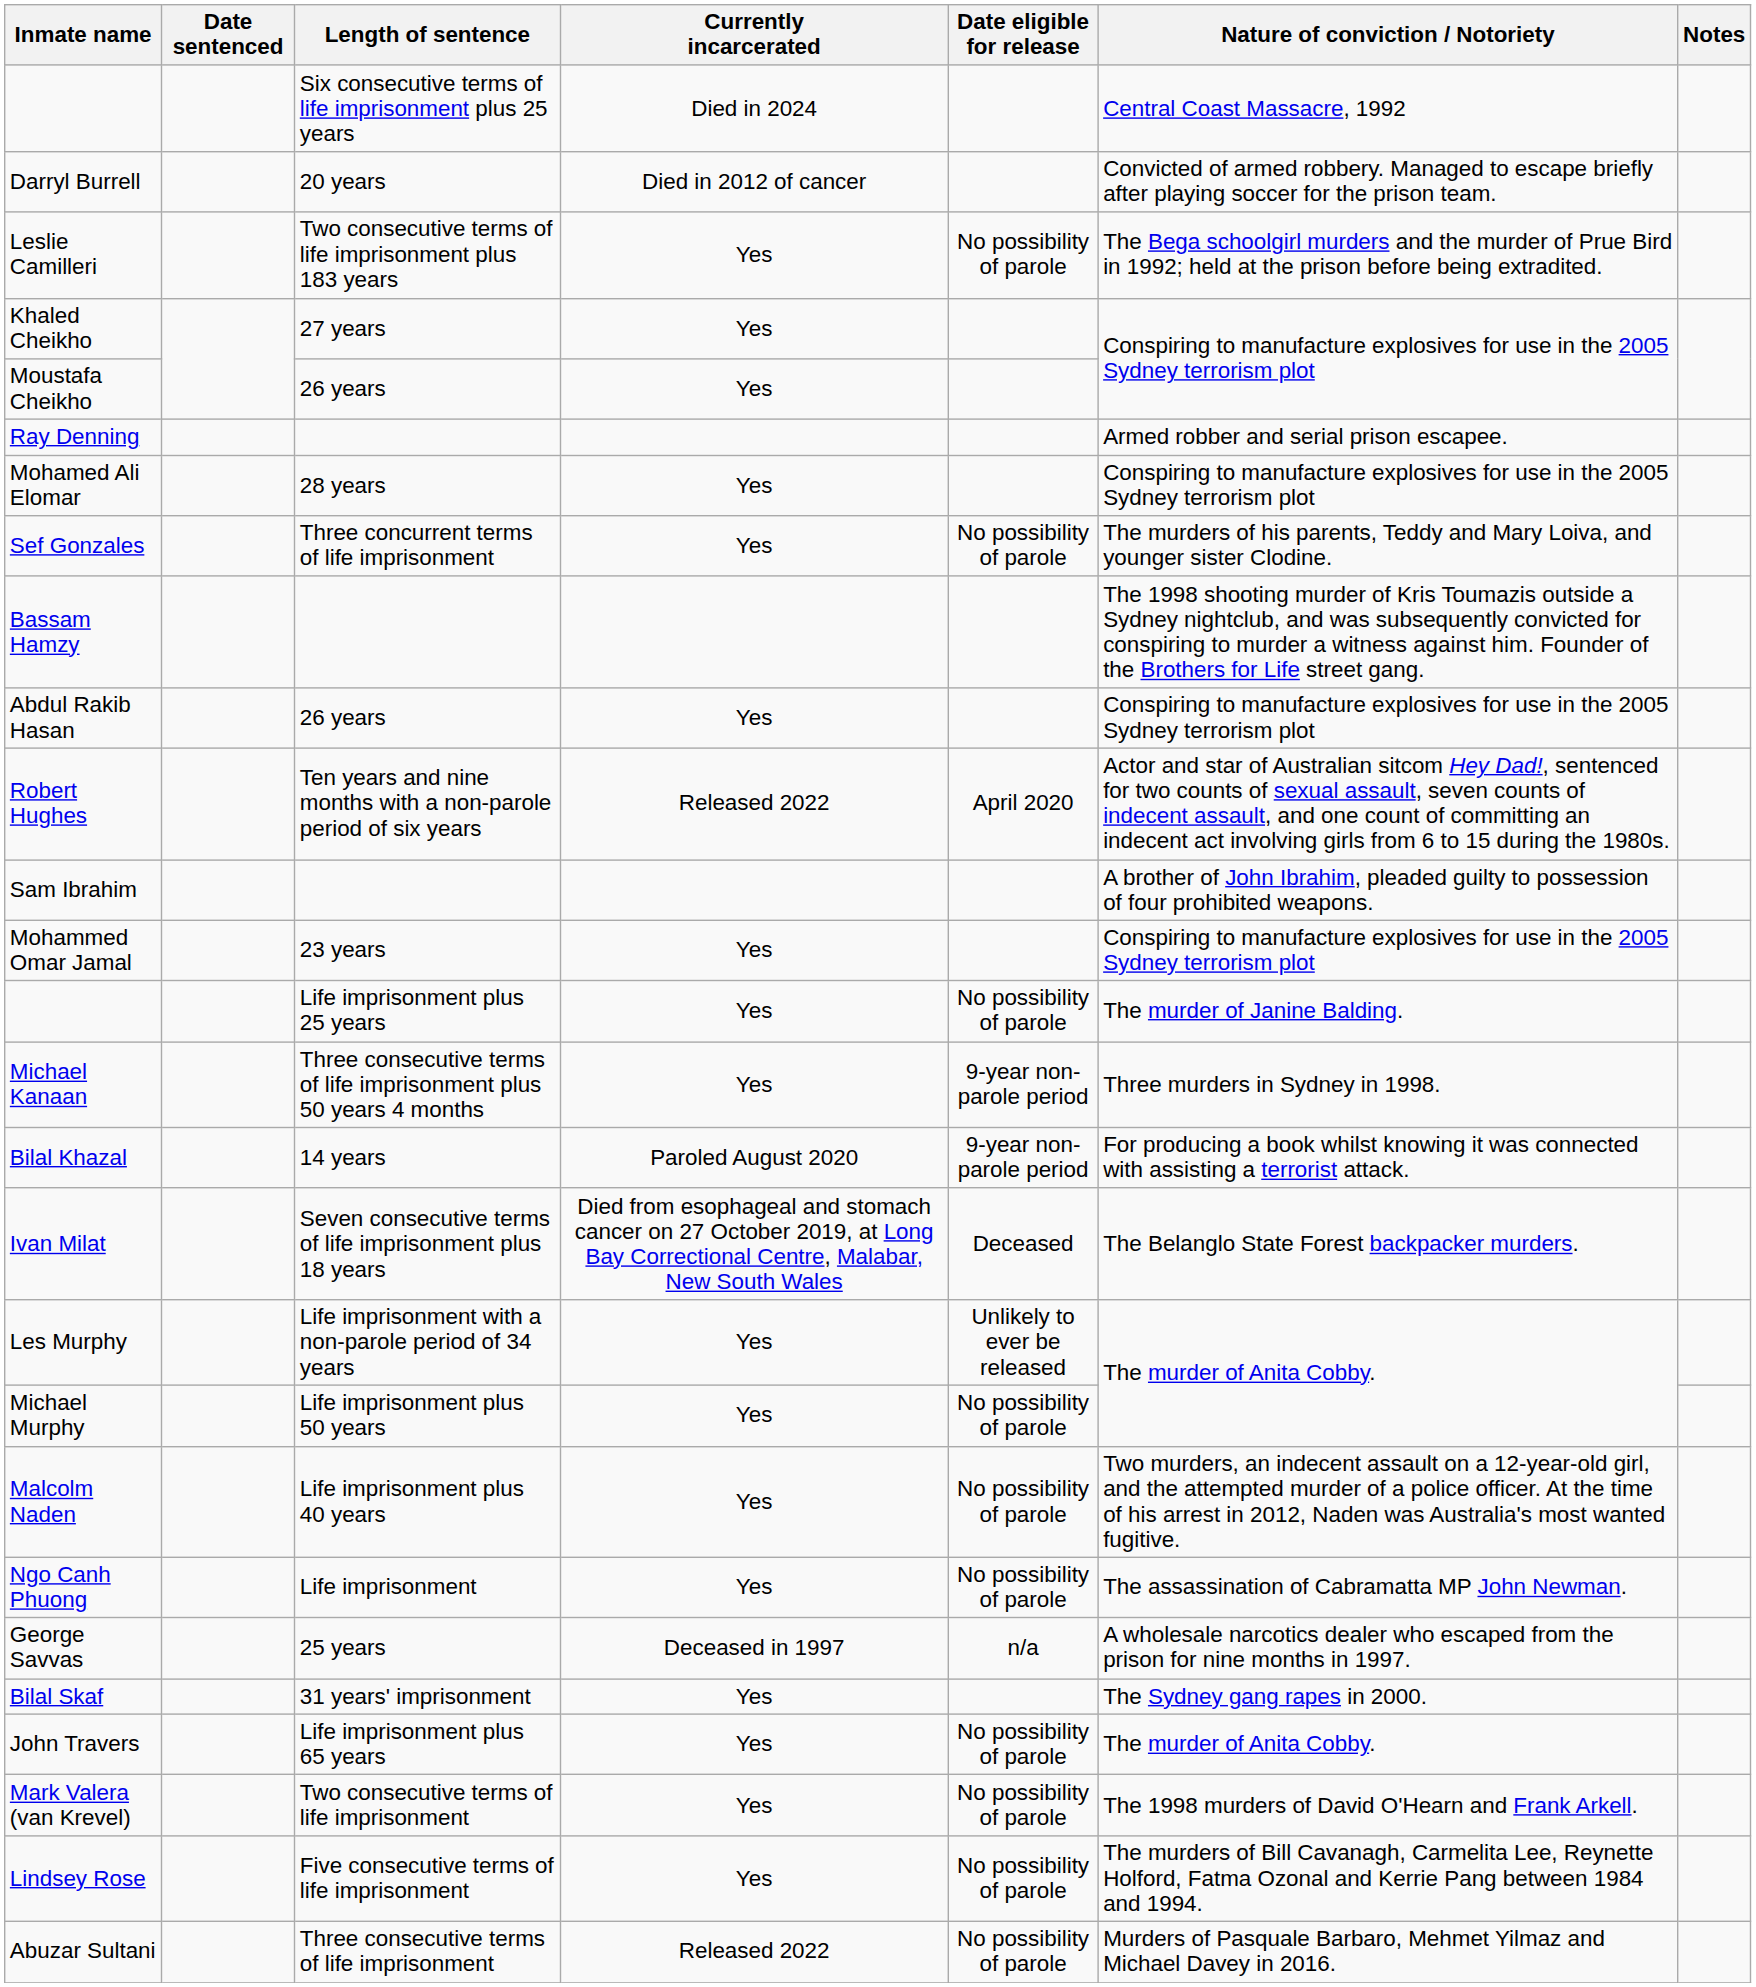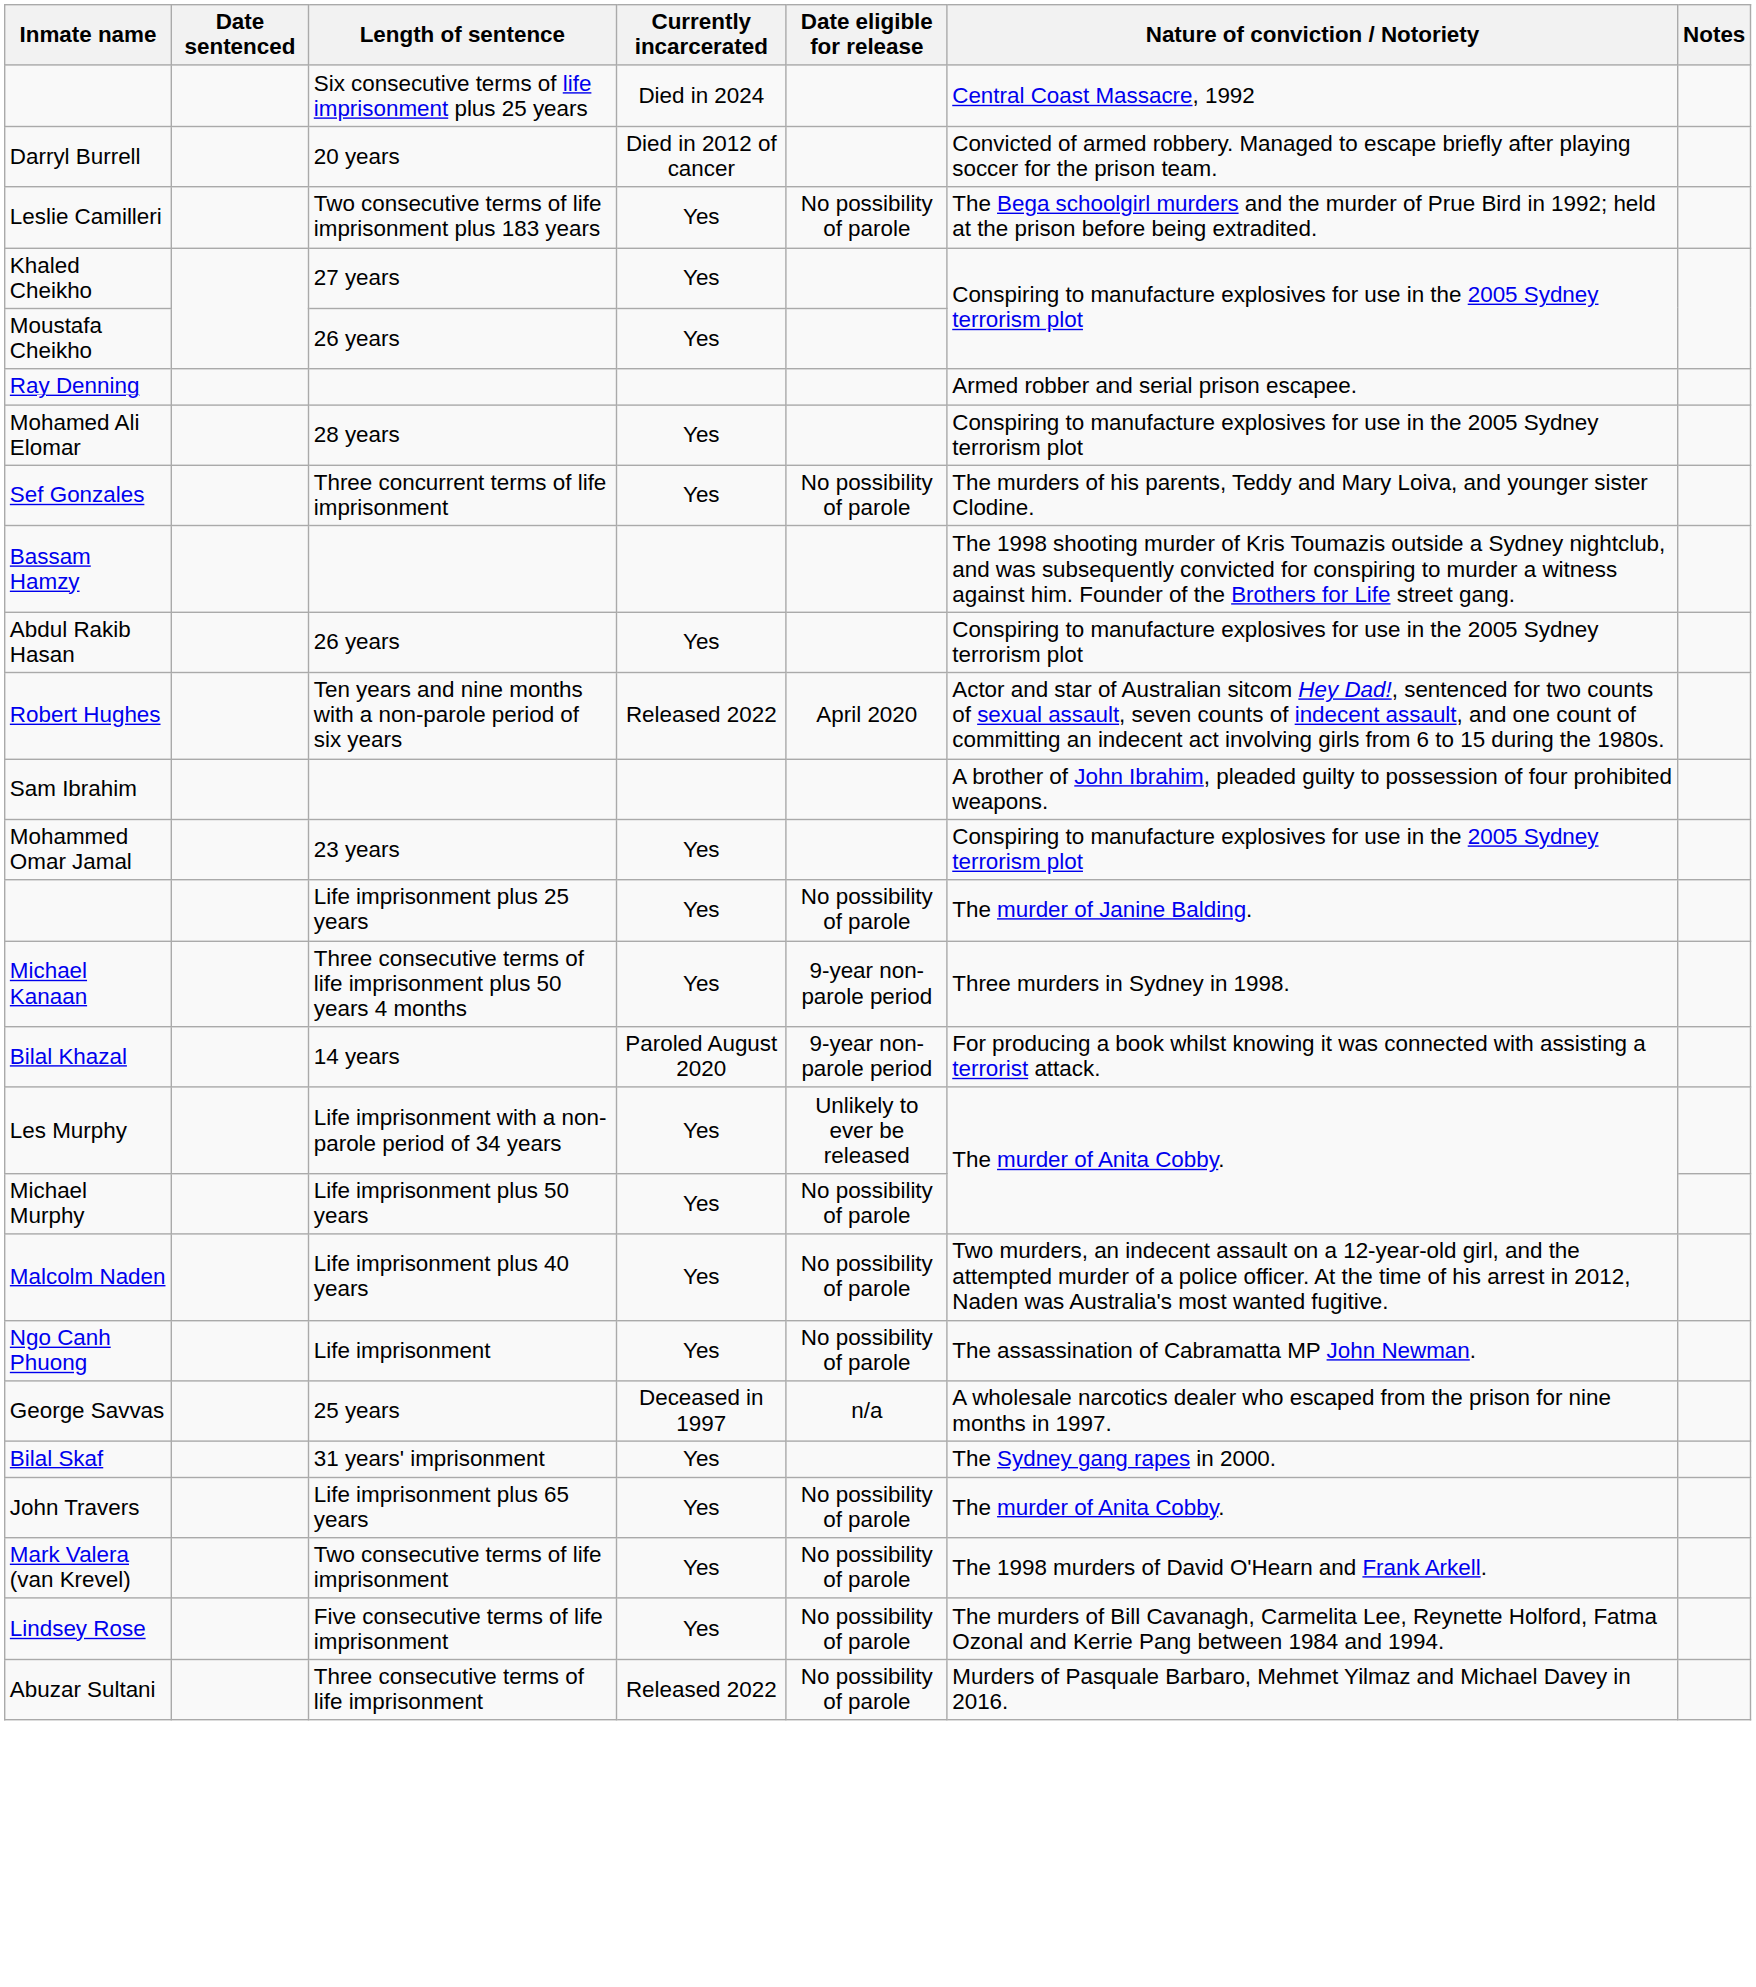- row: (58, 1243)
